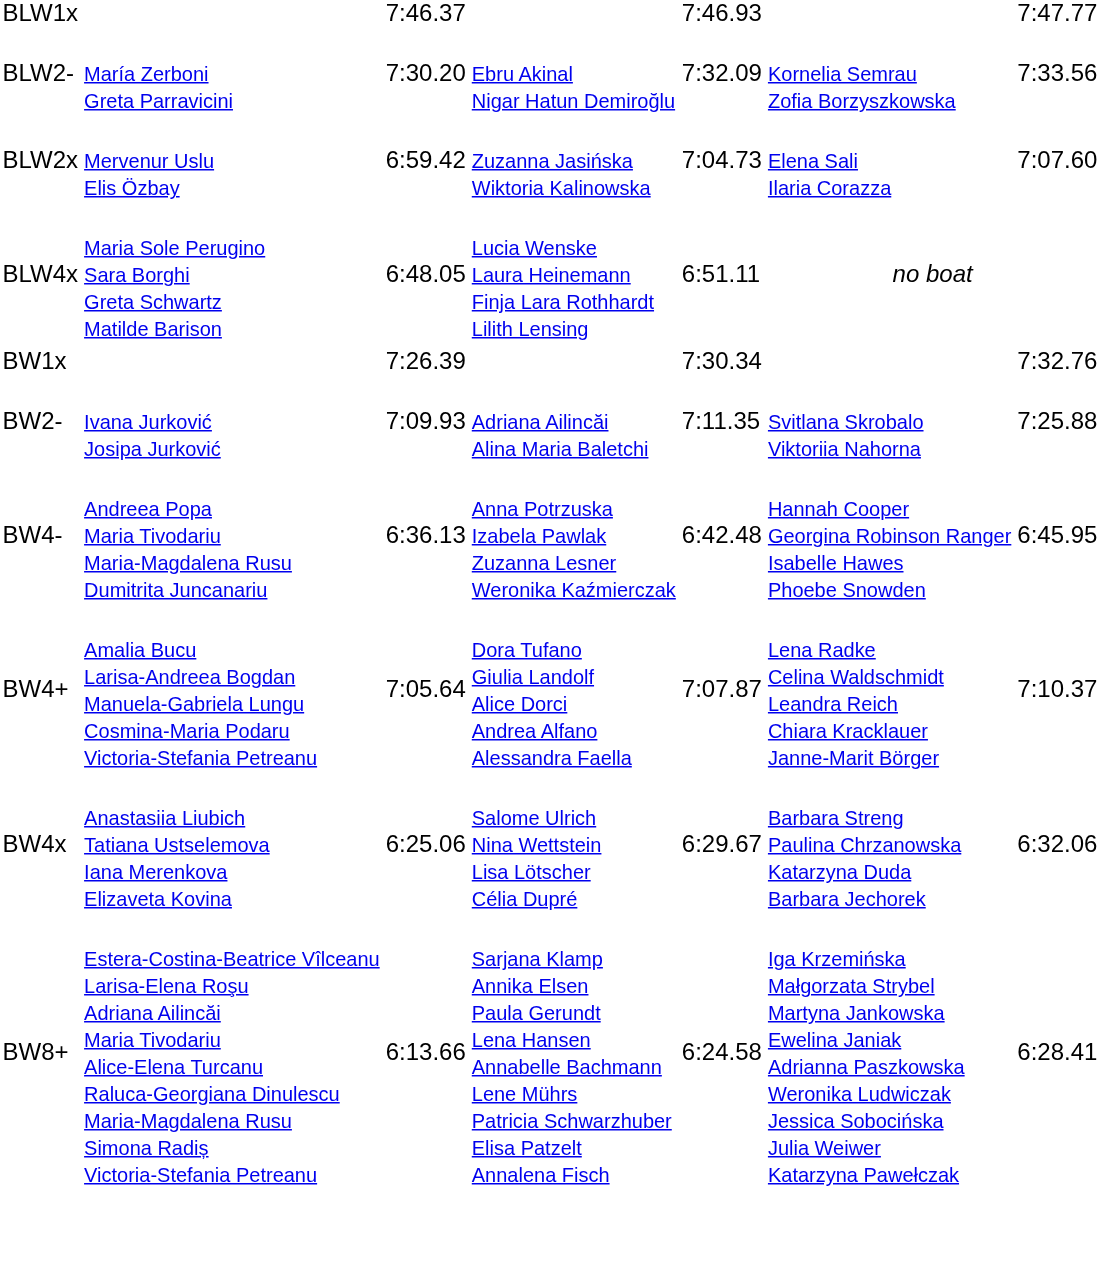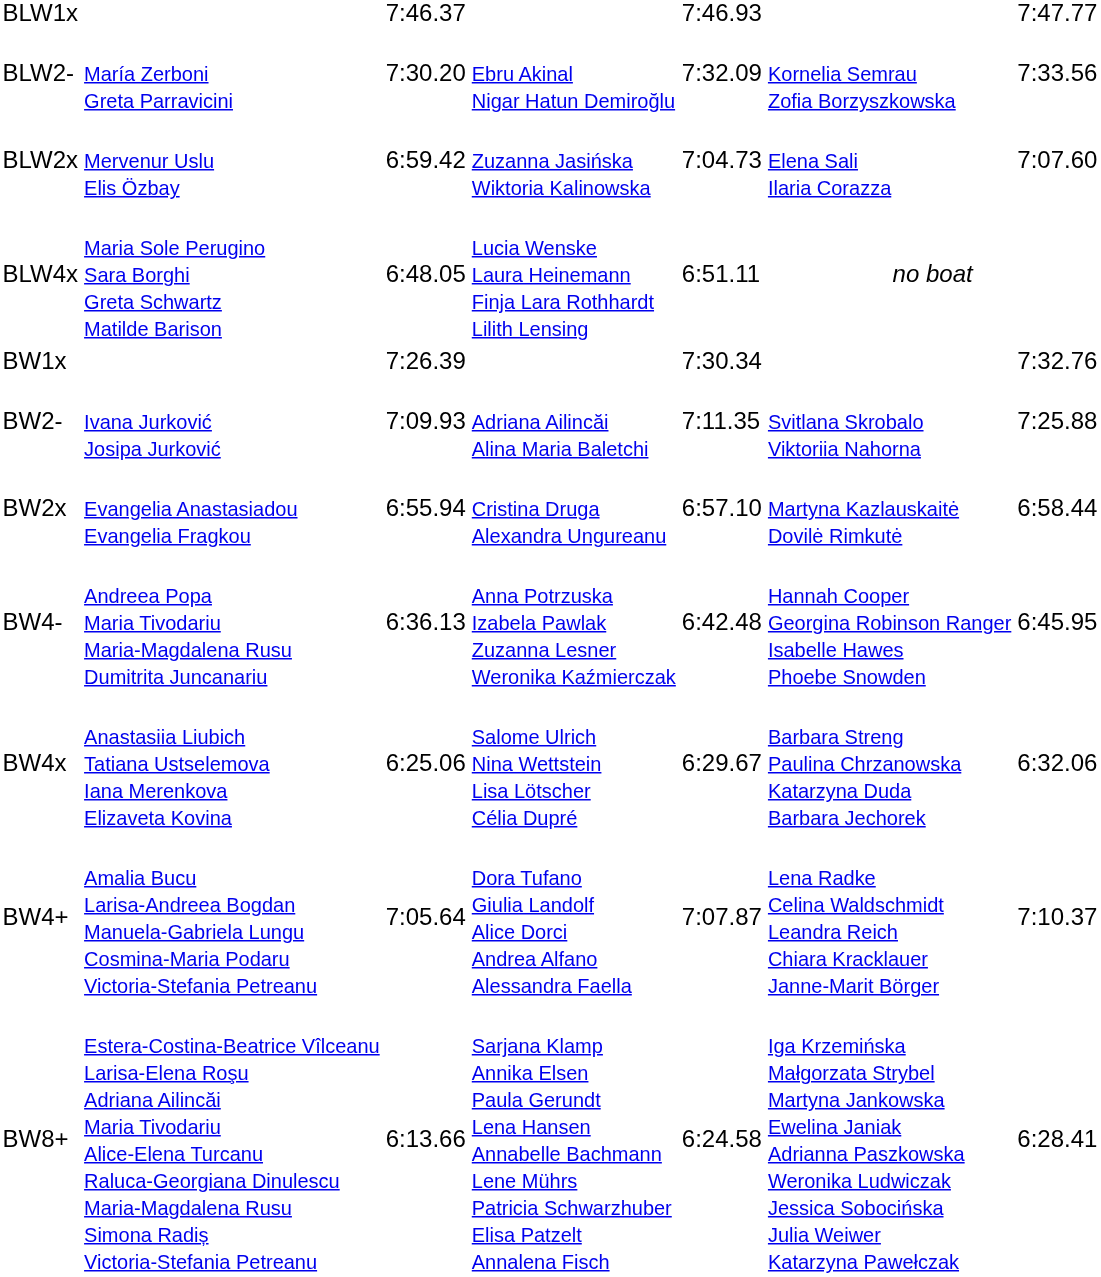+ row: (35, 507)
rows swapped: (36, 689) <-> (35, 843)
